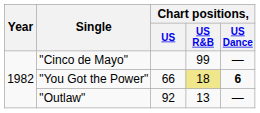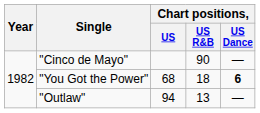(203, 60) 99 -> (203, 60) 90
(168, 79) 66 -> (168, 79) 68
(203, 79) khaki background -> (203, 79) no background
(168, 98) 92 -> (168, 98) 94
